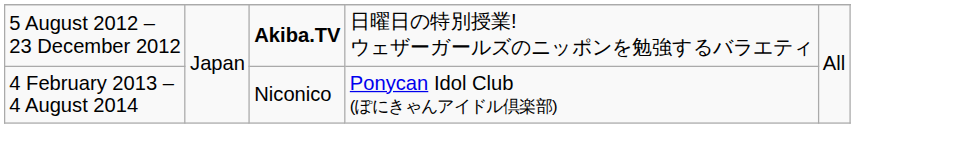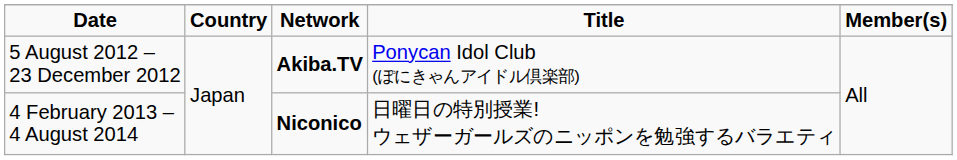+ row: (95, 20)
(582, 34) 日曜日の特別授業! ウェザーガールズのニッポンを勉強するバラエティ -> (476, 63) Ponycan Idol Club (ぽにきゃんアイドル倶楽部)
(293, 94) normal -> (319, 123) bold
(454, 94) Ponycan Idol Club (ぽにきゃんアイドル倶楽部) -> (604, 122) 日曜日の特別授業! ウェザーガールズのニッポンを勉強するバラエティ
